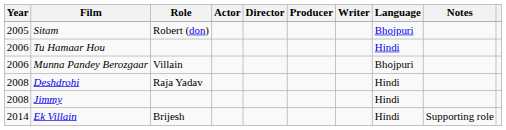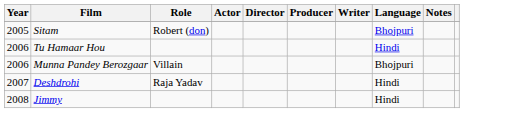(18, 82) 2008 -> (18, 82) 2007
- row: (55, 116)
